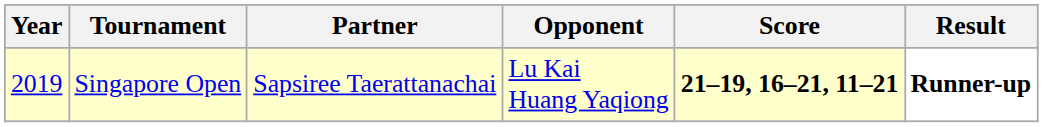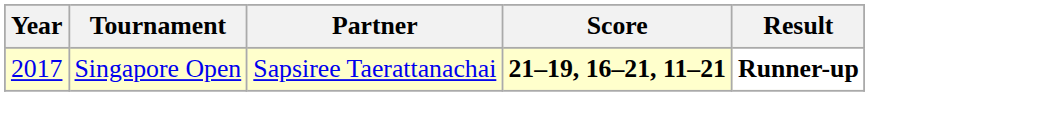- column: (589, 26)
(37, 83) 2019 -> (37, 68) 2017
